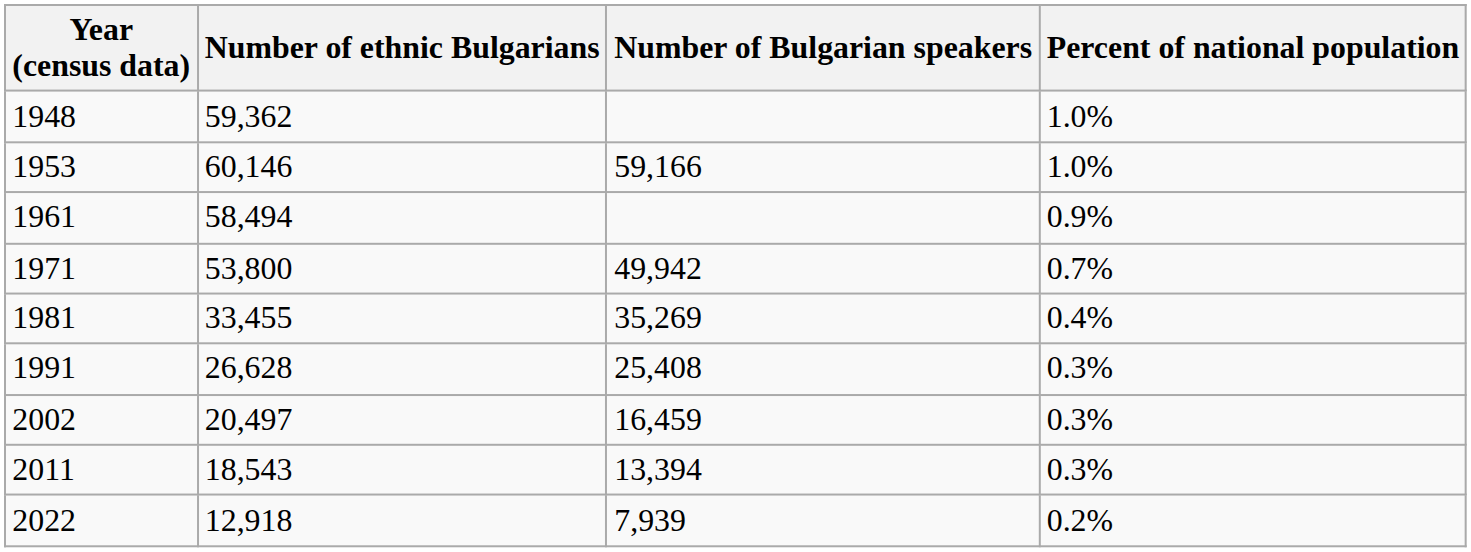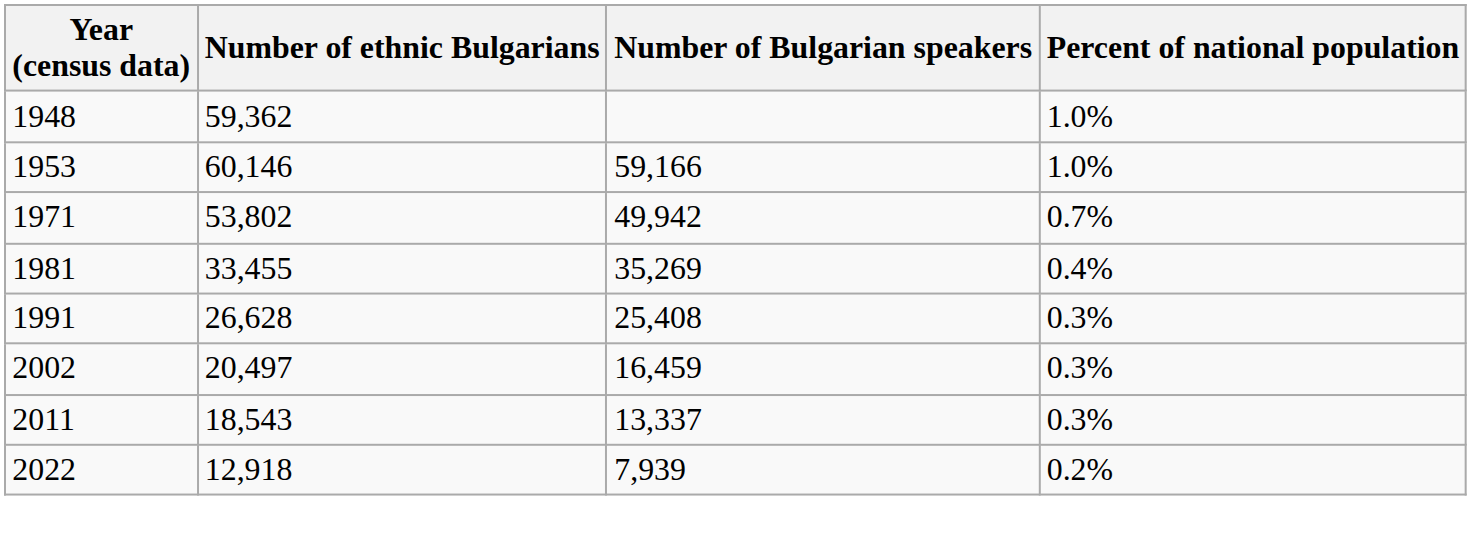- row: (44, 217)
(249, 267) 53,800 -> (249, 217) 53,802
(658, 469) 13,394 -> (658, 419) 13,337
